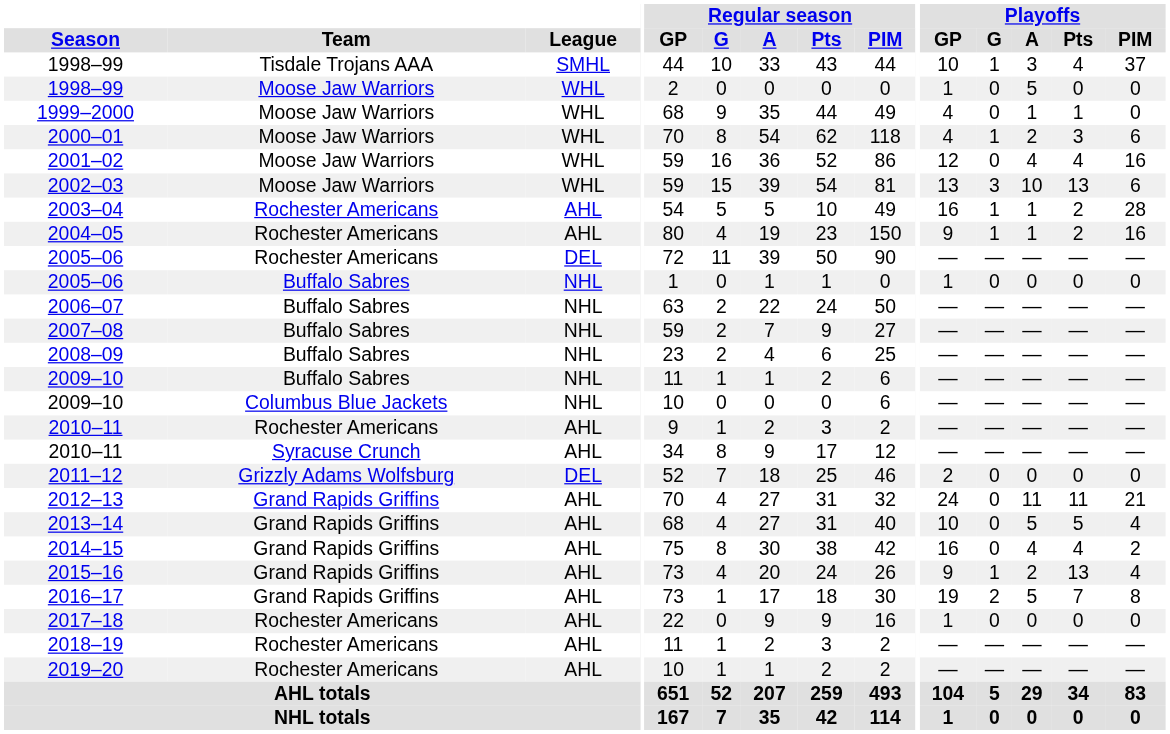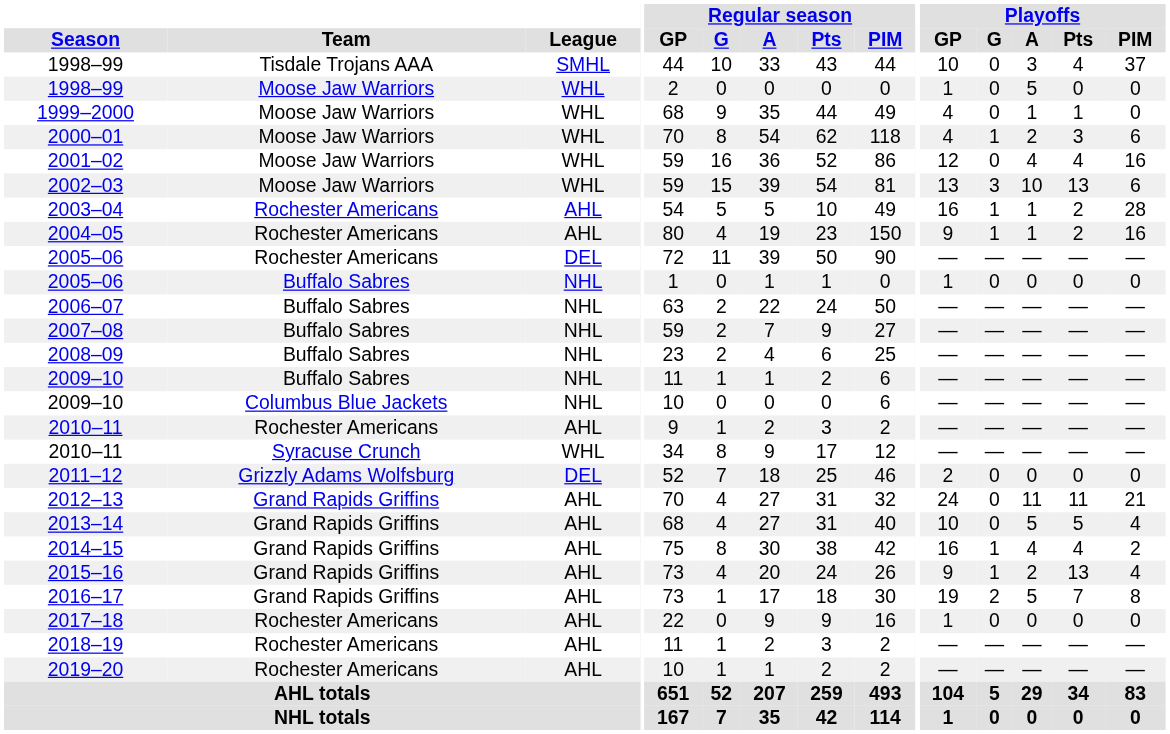(994, 64) 1 -> (994, 64) 0
(583, 451) AHL -> (583, 451) WHL
(994, 548) 0 -> (994, 548) 1
